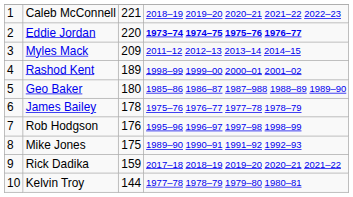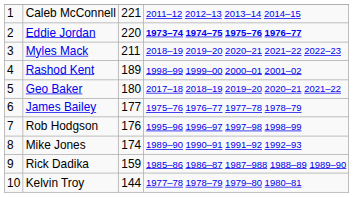(244, 14) 2018–19 2019–20 2020–21 2021–22 2022–23 -> (223, 14) 2011–12 2012–13 2013–14 2014–15
(131, 51) 209 -> (131, 51) 211
(223, 51) 2011–12 2012–13 2013–14 2014–15 -> (244, 51) 2018–19 2019–20 2020–21 2021–22 2022–23
(246, 89) 1985–86 1986–87 1987–988 1988–89 1989–90 -> (244, 89) 2017–18 2018–19 2019–20 2020–21 2021–22
(131, 107) 178 -> (131, 107) 177
(131, 145) 175 -> (131, 145) 174
(244, 164) 2017–18 2018–19 2019–20 2020–21 2021–22 -> (246, 164) 1985–86 1986–87 1987–988 1988–89 1989–90
